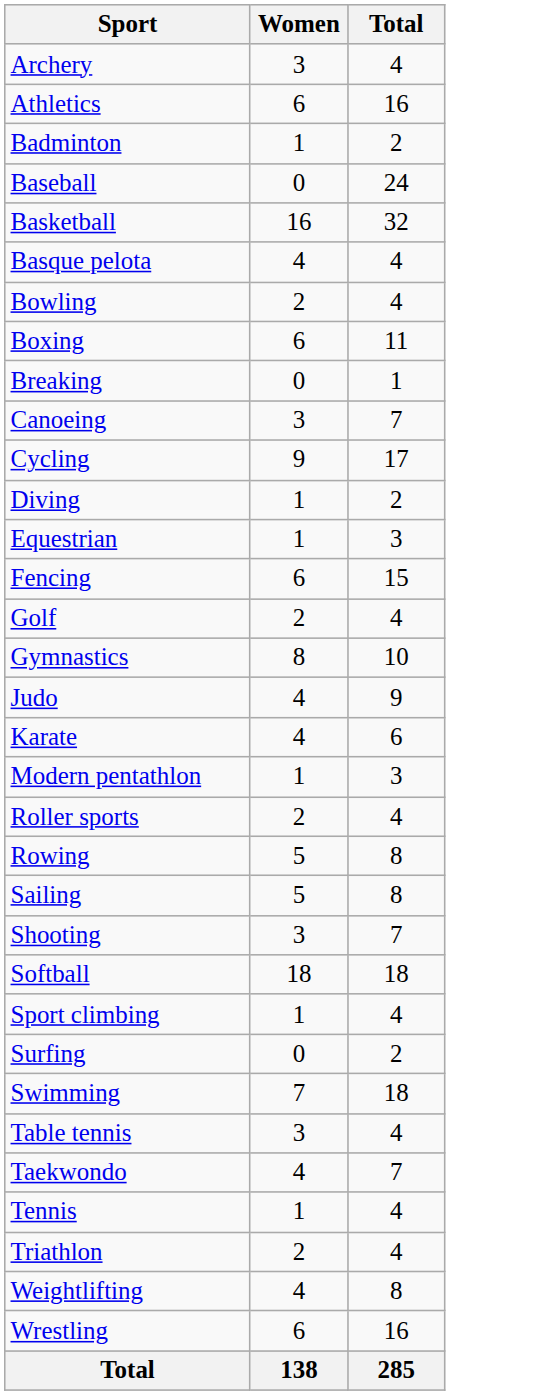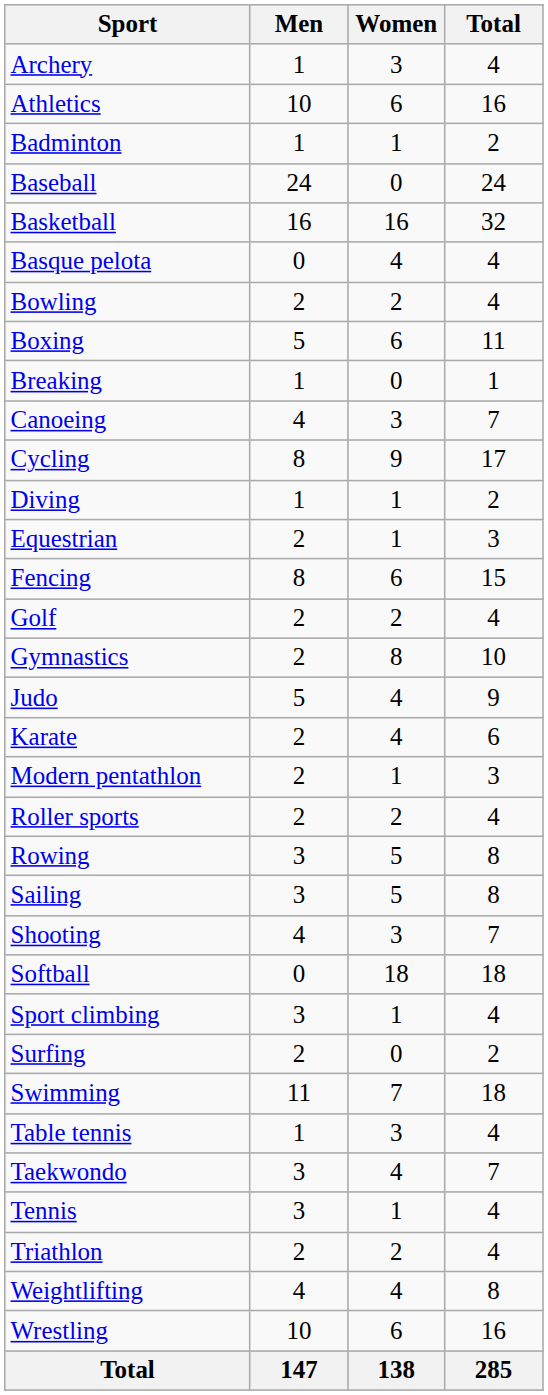+ column: (299, 24)
